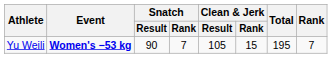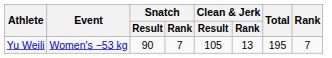(91, 45) bold -> (89, 45) normal
(251, 45) 15 -> (247, 45) 13
